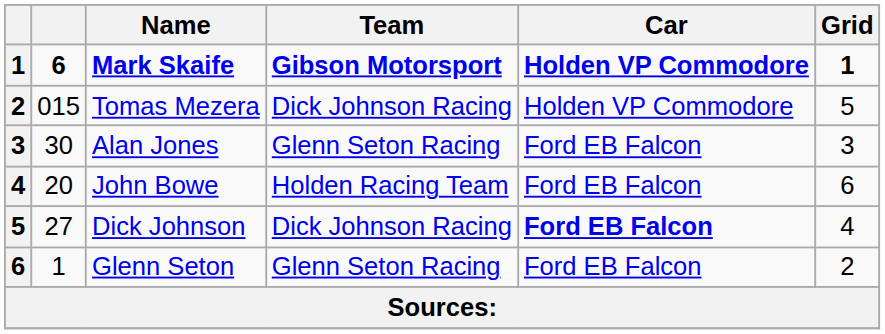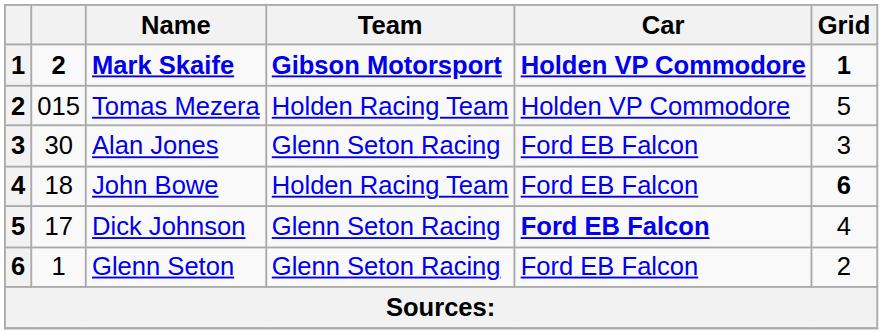(59, 65) 6 -> (59, 65) 2
(392, 105) Dick Johnson Racing -> (390, 105) Holden Racing Team
(59, 186) 20 -> (59, 186) 18
(847, 186) normal -> (844, 186) bold
(59, 226) 27 -> (59, 226) 17
(392, 226) Dick Johnson Racing -> (386, 226) Glenn Seton Racing
